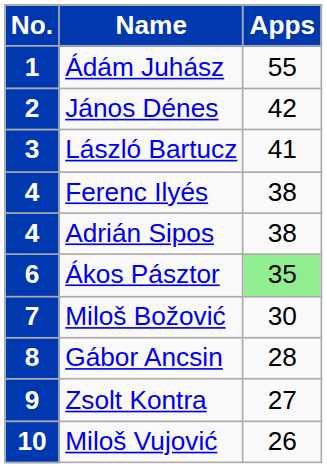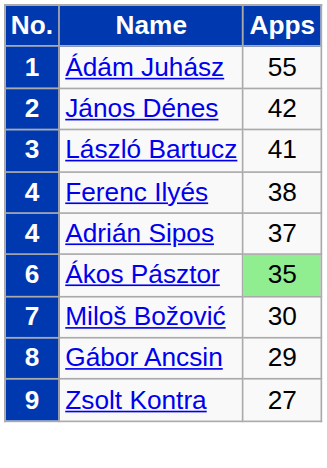(282, 233) 38 -> (282, 233) 37
(282, 358) 28 -> (282, 358) 29
- row: (32, 441)
